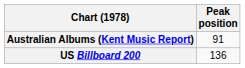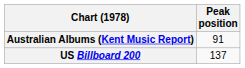(218, 55) 136 -> (218, 55) 137
